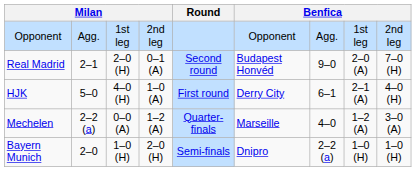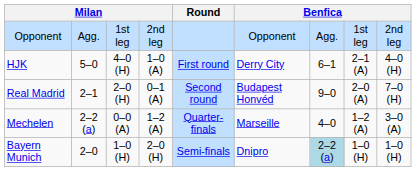rows swapped: (17, 94) <-> (36, 65)
(327, 152) no background -> (327, 152) lightblue background
